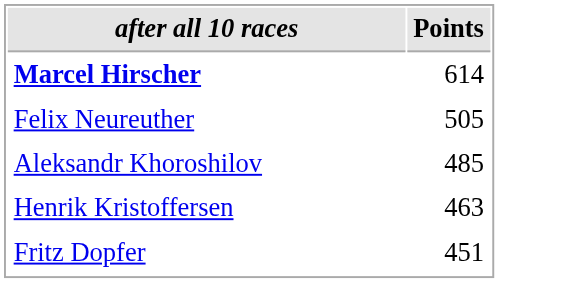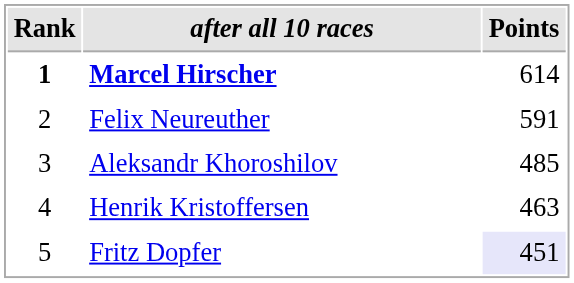+ column: (45, 28)
(464, 119) 505 -> (540, 119) 591
(464, 252) no background -> (540, 252) lavender background
